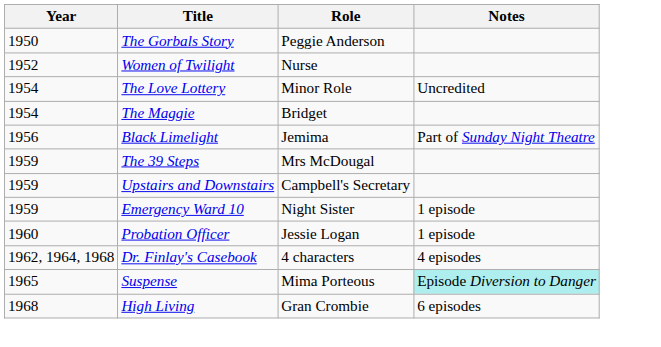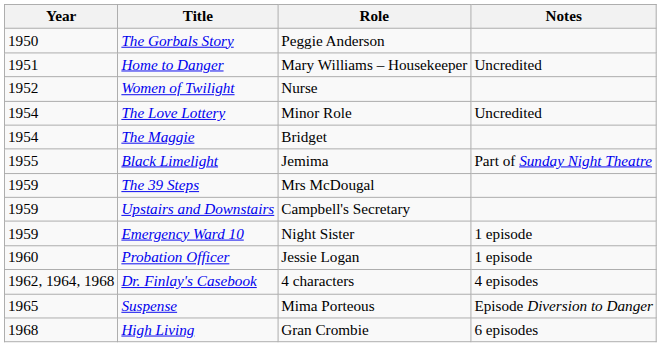+ row: (172, 64)
(23, 137) 1956 -> (23, 161) 1955
(507, 281) paleturquoise background -> (564, 305) no background
